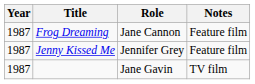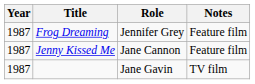(150, 32) Jane Cannon -> (152, 32) Jennifer Grey
(152, 50) Jennifer Grey -> (150, 50) Jane Cannon
